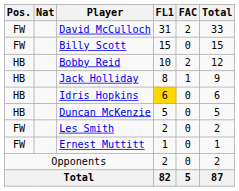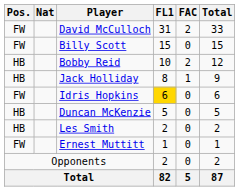(19, 95) HB -> (19, 95) FW
(19, 128) FW -> (19, 128) HB
